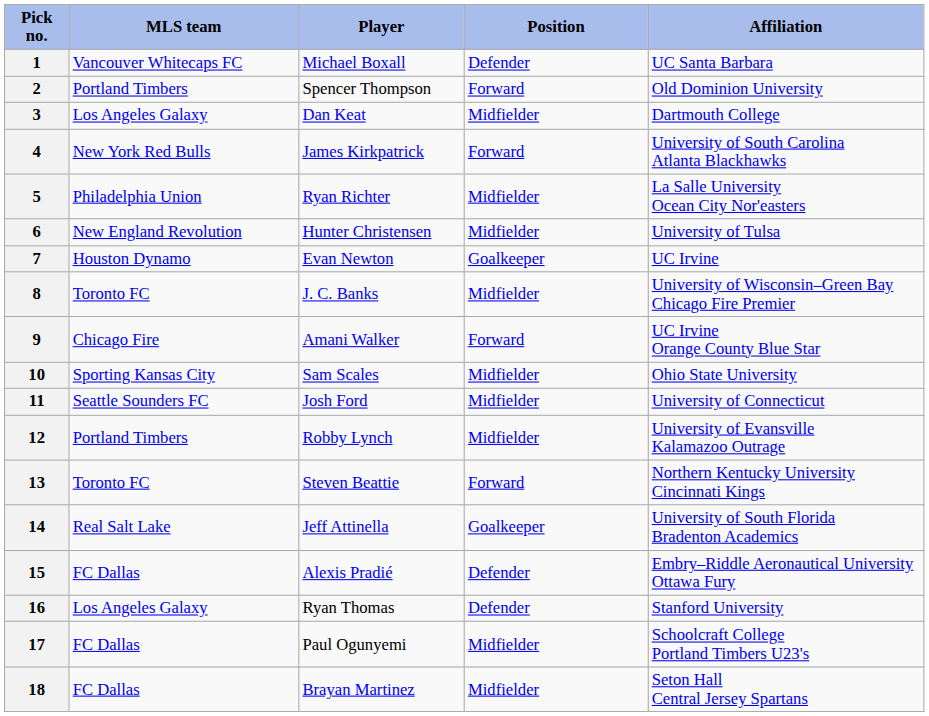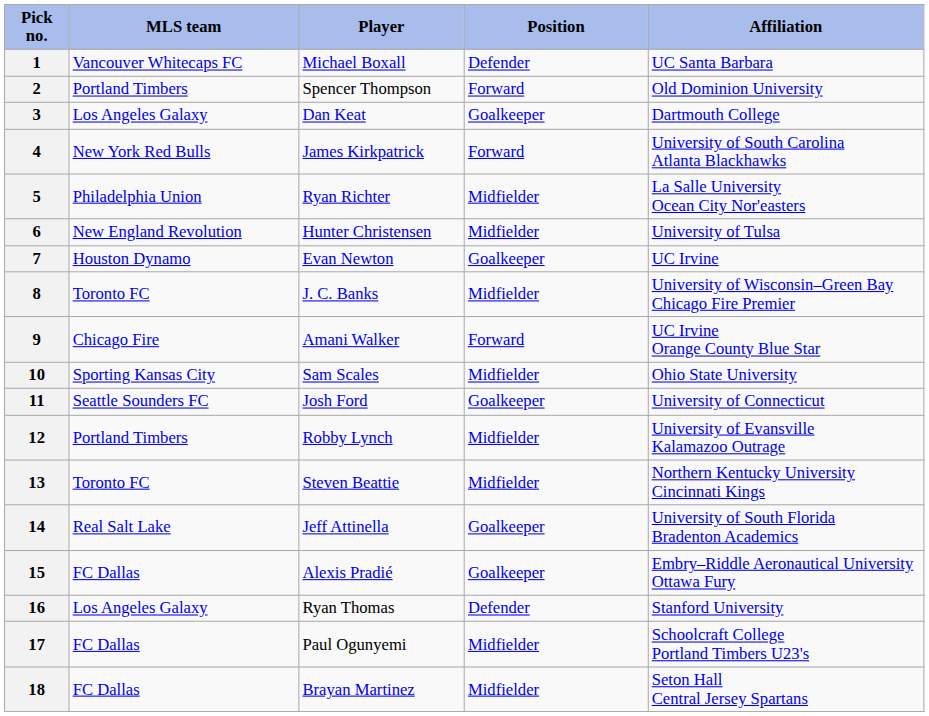(503, 115) Midfielder -> (506, 115) Goalkeeper
(503, 401) Midfielder -> (506, 401) Goalkeeper
(496, 482) Forward -> (503, 482) Midfielder
(499, 572) Defender -> (506, 572) Goalkeeper
